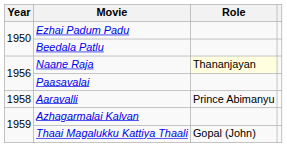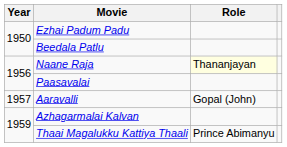(19, 99) 1958 -> (19, 99) 1957
(234, 99) Prince Abimanyu -> (224, 99) Gopal (John)
(224, 133) Gopal (John) -> (234, 133) Prince Abimanyu
